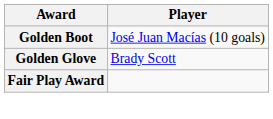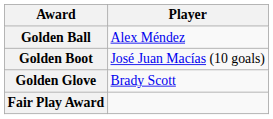+ row: (56, 37)
